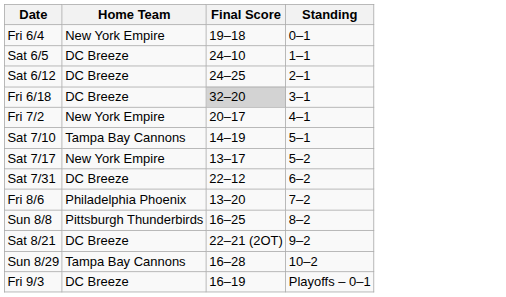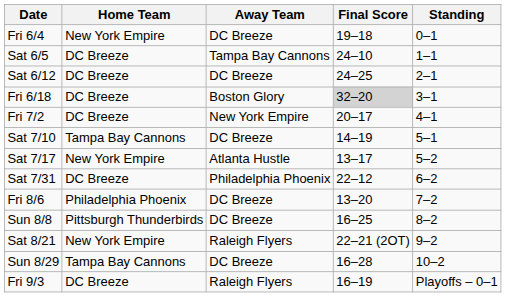+ column: (270, 14)
(115, 117) New York Empire -> (97, 117) DC Breeze
(97, 240) DC Breeze -> (115, 240) New York Empire
